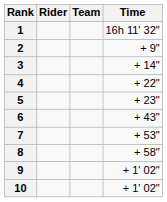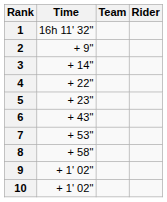columns swapped: (53, 13) <-> (133, 13)
